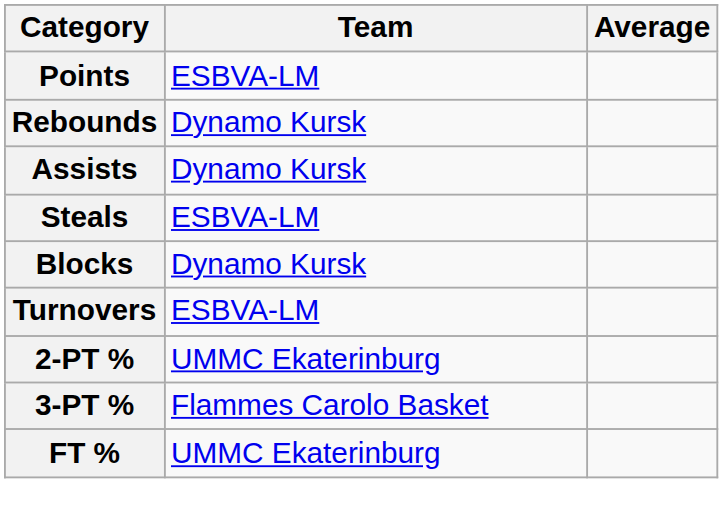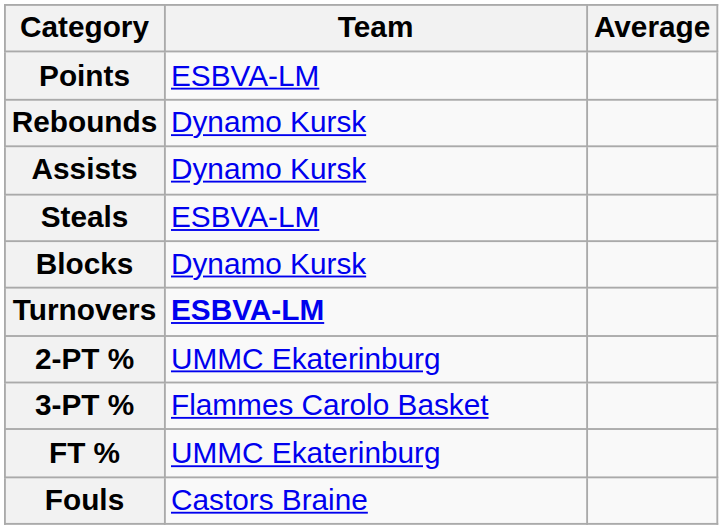(245, 311) normal -> (248, 311) bold
+ row: (85, 500)
